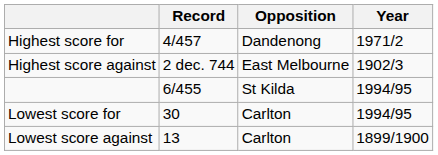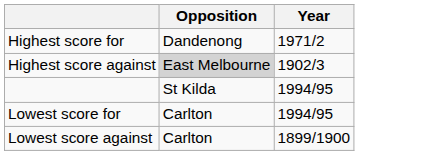- column: (199, 16)
(295, 65) no background -> (217, 65) lightgrey background
